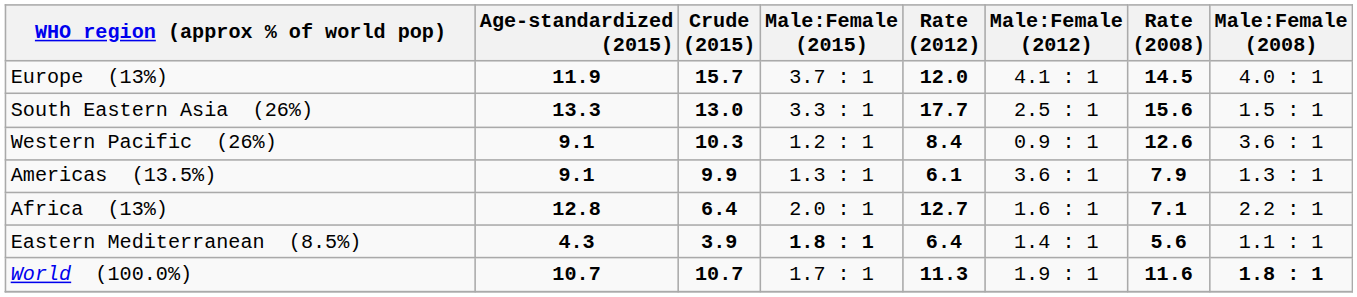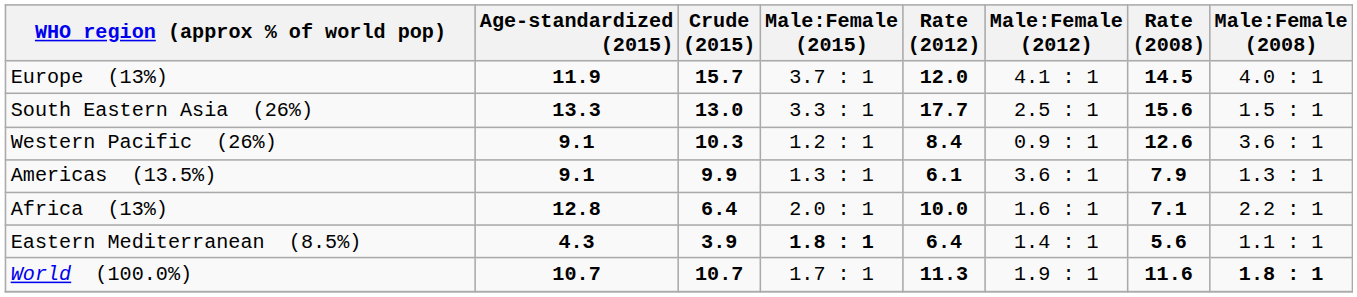(944, 209) 12.7 -> (944, 209) 10.0
